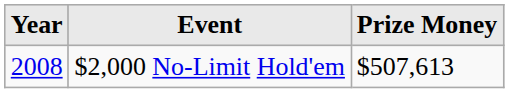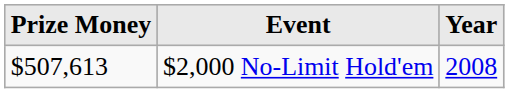columns swapped: (37, 25) <-> (427, 25)
